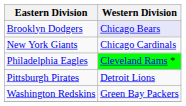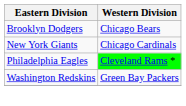(130, 28) lavender background -> (130, 28) no background
- row: (43, 77)
